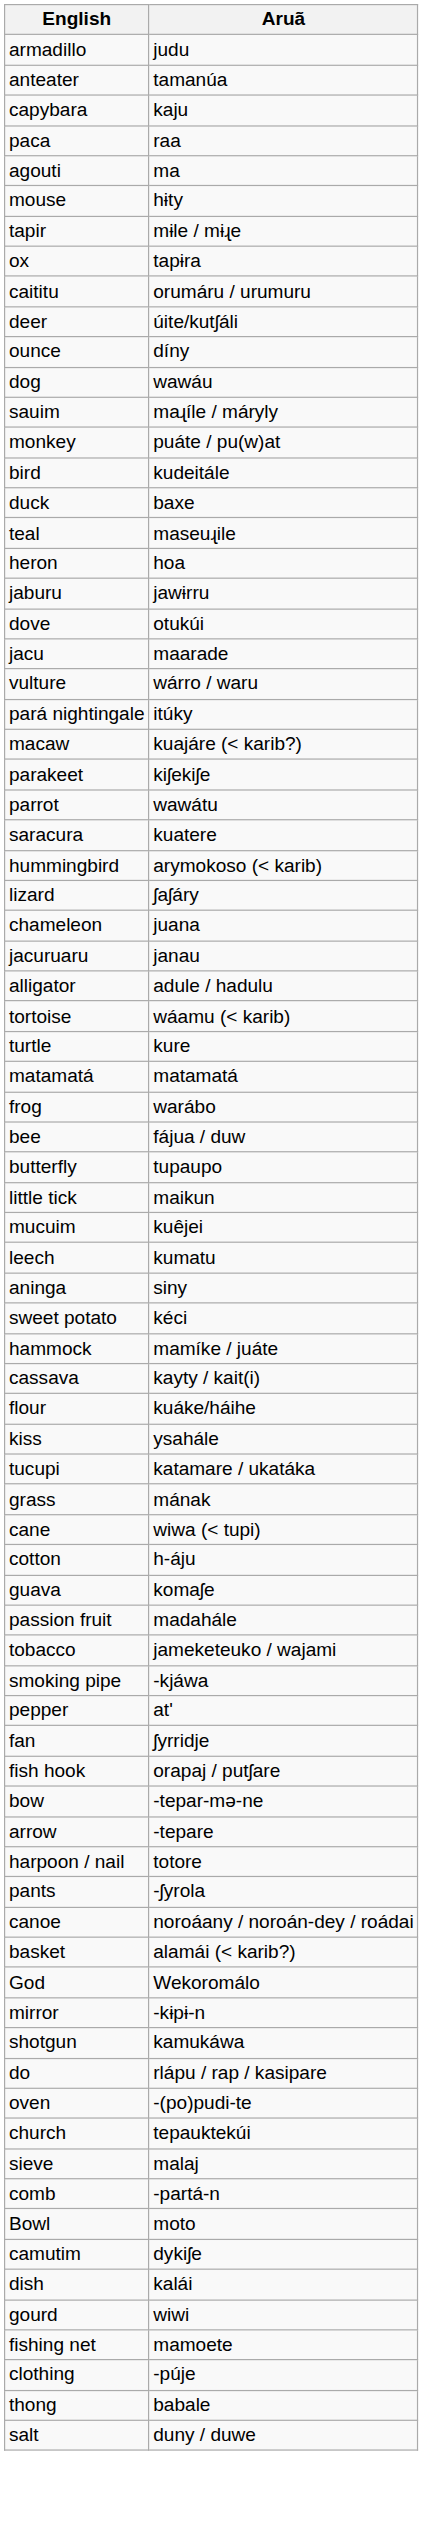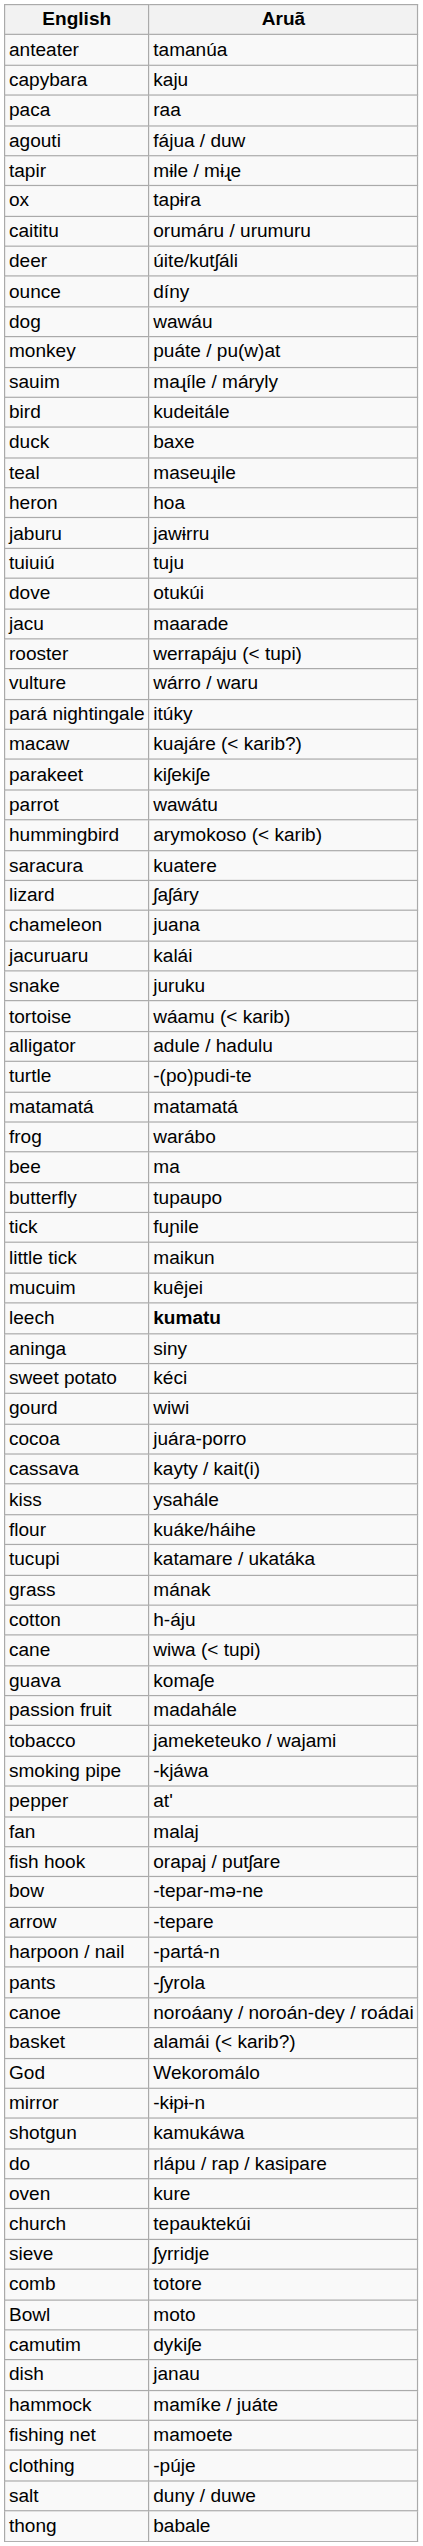- row: (48, 49)
(167, 170) ma -> (199, 140) fájua / duw
- row: (38, 200)
rows swapped: (42, 442) <-> (34, 412)
+ row: (32, 563)
+ row: (39, 653)
rows swapped: (46, 834) <-> (64, 865)
(177, 955) janau -> (173, 955) kalái
+ row: (34, 985)
rows swapped: (42, 985) <-> (40, 1016)
(172, 1046) kure -> (202, 1076) -(po)pudi-te
(199, 1136) fájua / duw -> (167, 1167) ma
+ row: (23, 1227)
(184, 1257) normal -> (187, 1318) bold
rows swapped: (33, 2314) <-> (50, 1348)
+ row: (34, 1438)
rows swapped: (25, 1438) <-> (28, 1408)
rows swapped: (30, 1529) <-> (35, 1559)
(181, 1740) ʃyrridje -> (176, 1831) malaj
(178, 1861) totore -> (187, 1952) -partá-n
(202, 2103) -(po)pudi-te -> (172, 2193) kure
(176, 2163) malaj -> (181, 2254) ʃyrridje
(187, 2193) -partá-n -> (178, 2284) totore
(173, 2284) kalái -> (177, 2374) janau
rows swapped: (24, 2435) <-> (33, 2405)
